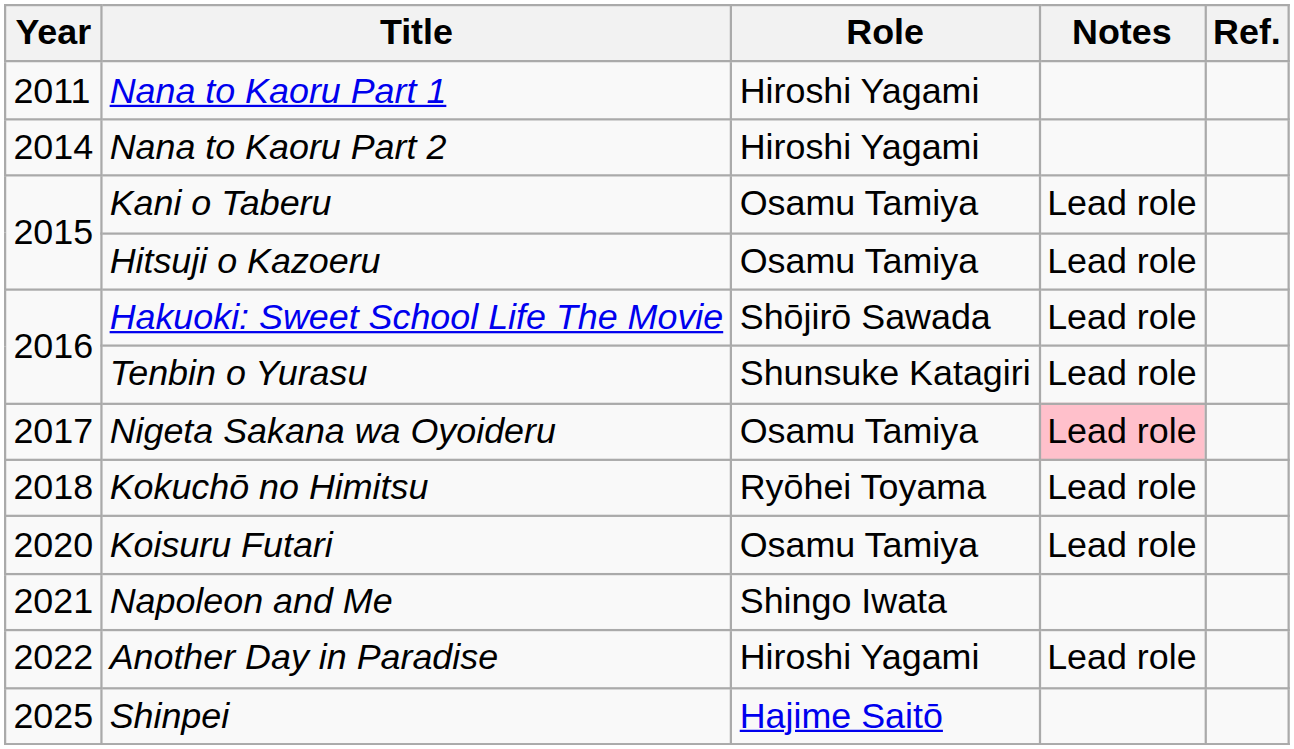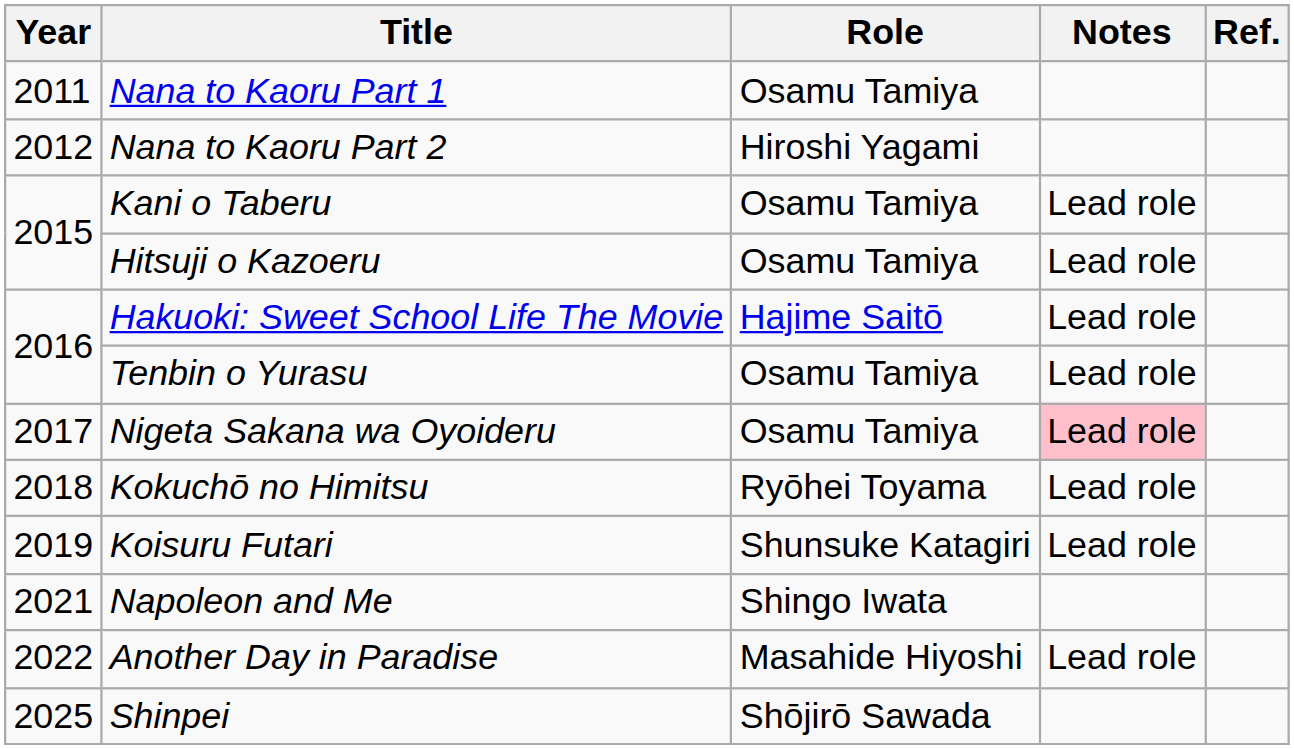(860, 89) Hiroshi Yagami -> (859, 89) Osamu Tamiya
(53, 146) 2014 -> (53, 146) 2012
(865, 317) Shōjirō Sawada -> (841, 317) Hajime Saitō
(885, 373) Shunsuke Katagiri -> (859, 373) Osamu Tamiya
(53, 544) 2020 -> (53, 544) 2019
(859, 544) Osamu Tamiya -> (885, 544) Shunsuke Katagiri
(860, 658) Hiroshi Yagami -> (881, 658) Masahide Hiyoshi
(841, 715) Hajime Saitō -> (865, 714) Shōjirō Sawada
